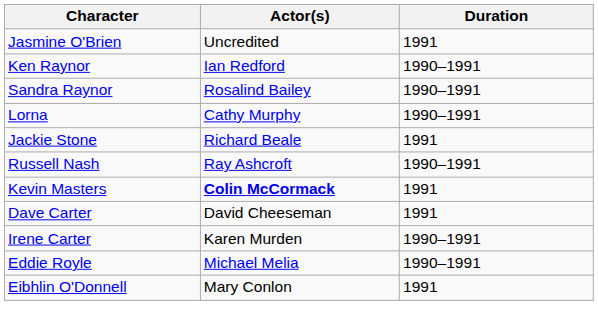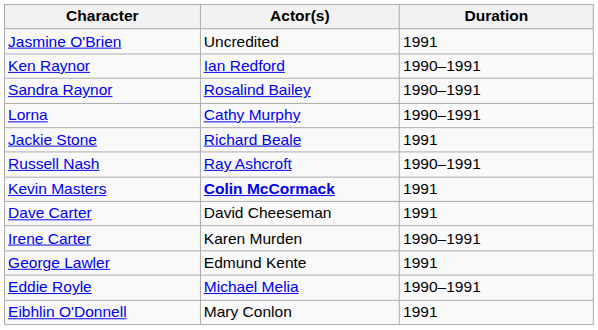+ row: (59, 262)
